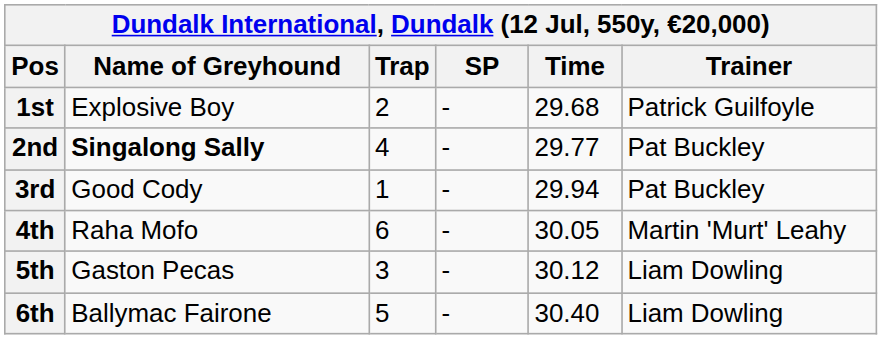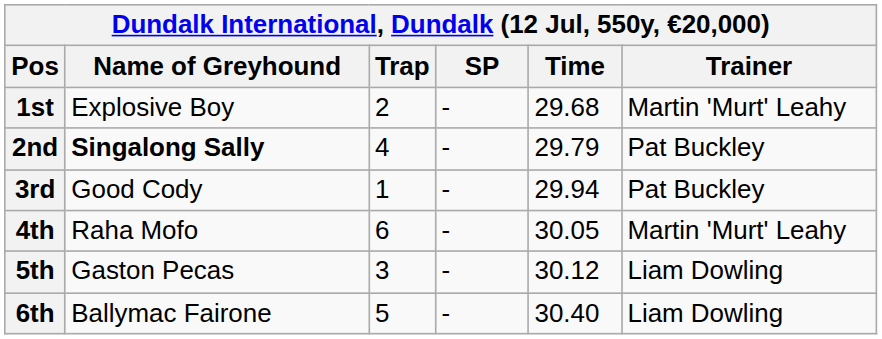(721, 107) Patrick Guilfoyle -> (737, 107) Martin 'Murt' Leahy
(567, 148) 29.77 -> (567, 148) 29.79
